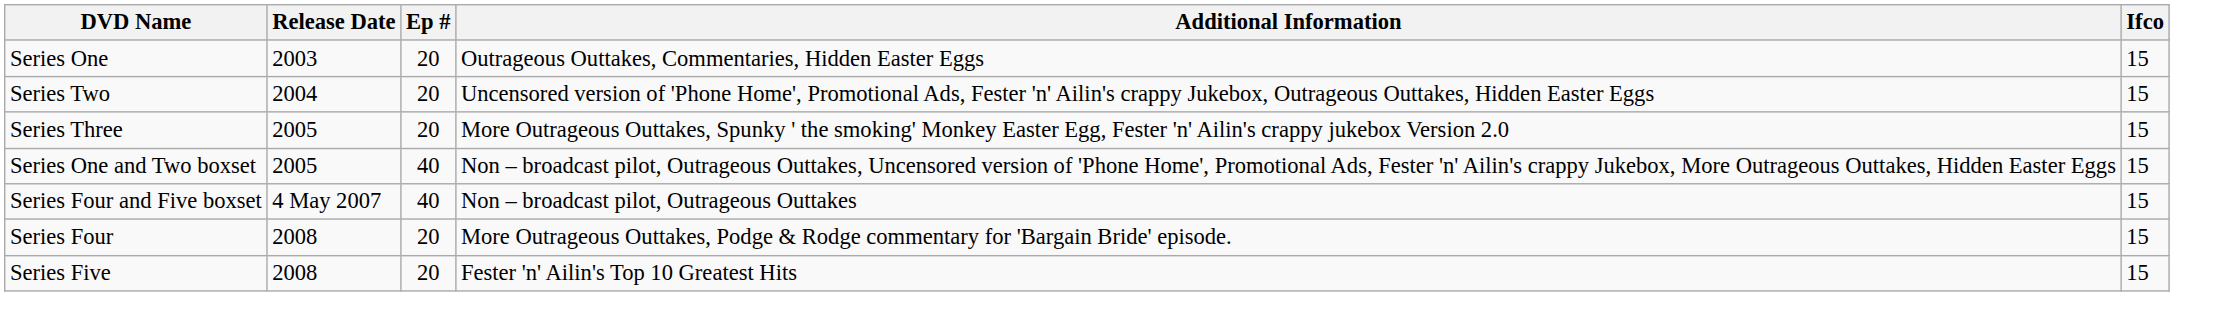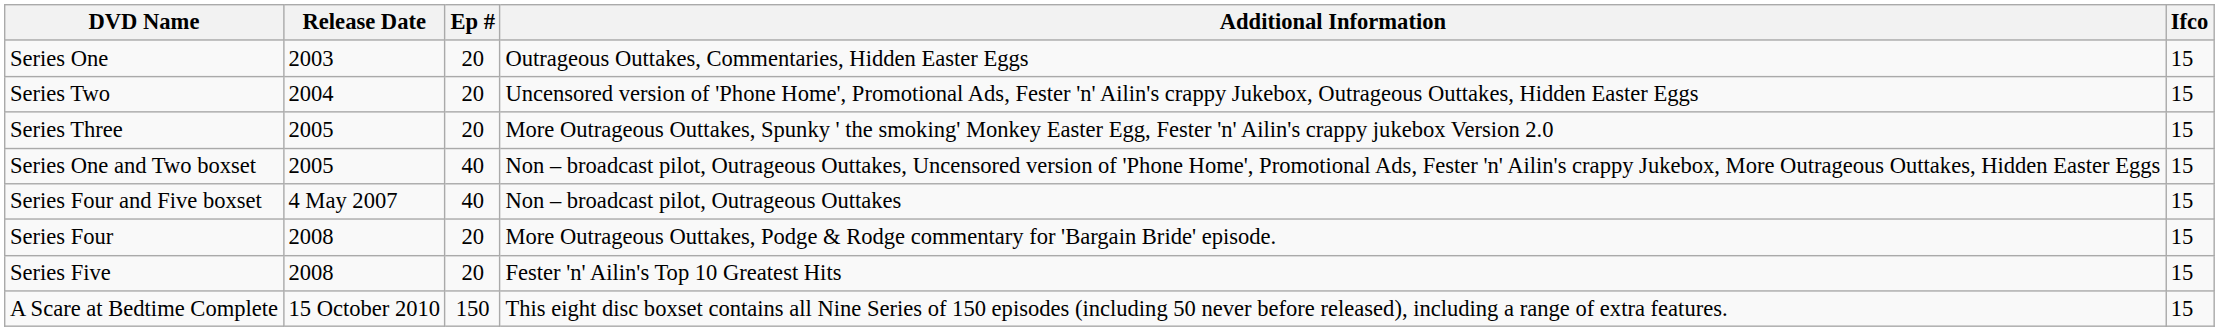+ row: (144, 308)
